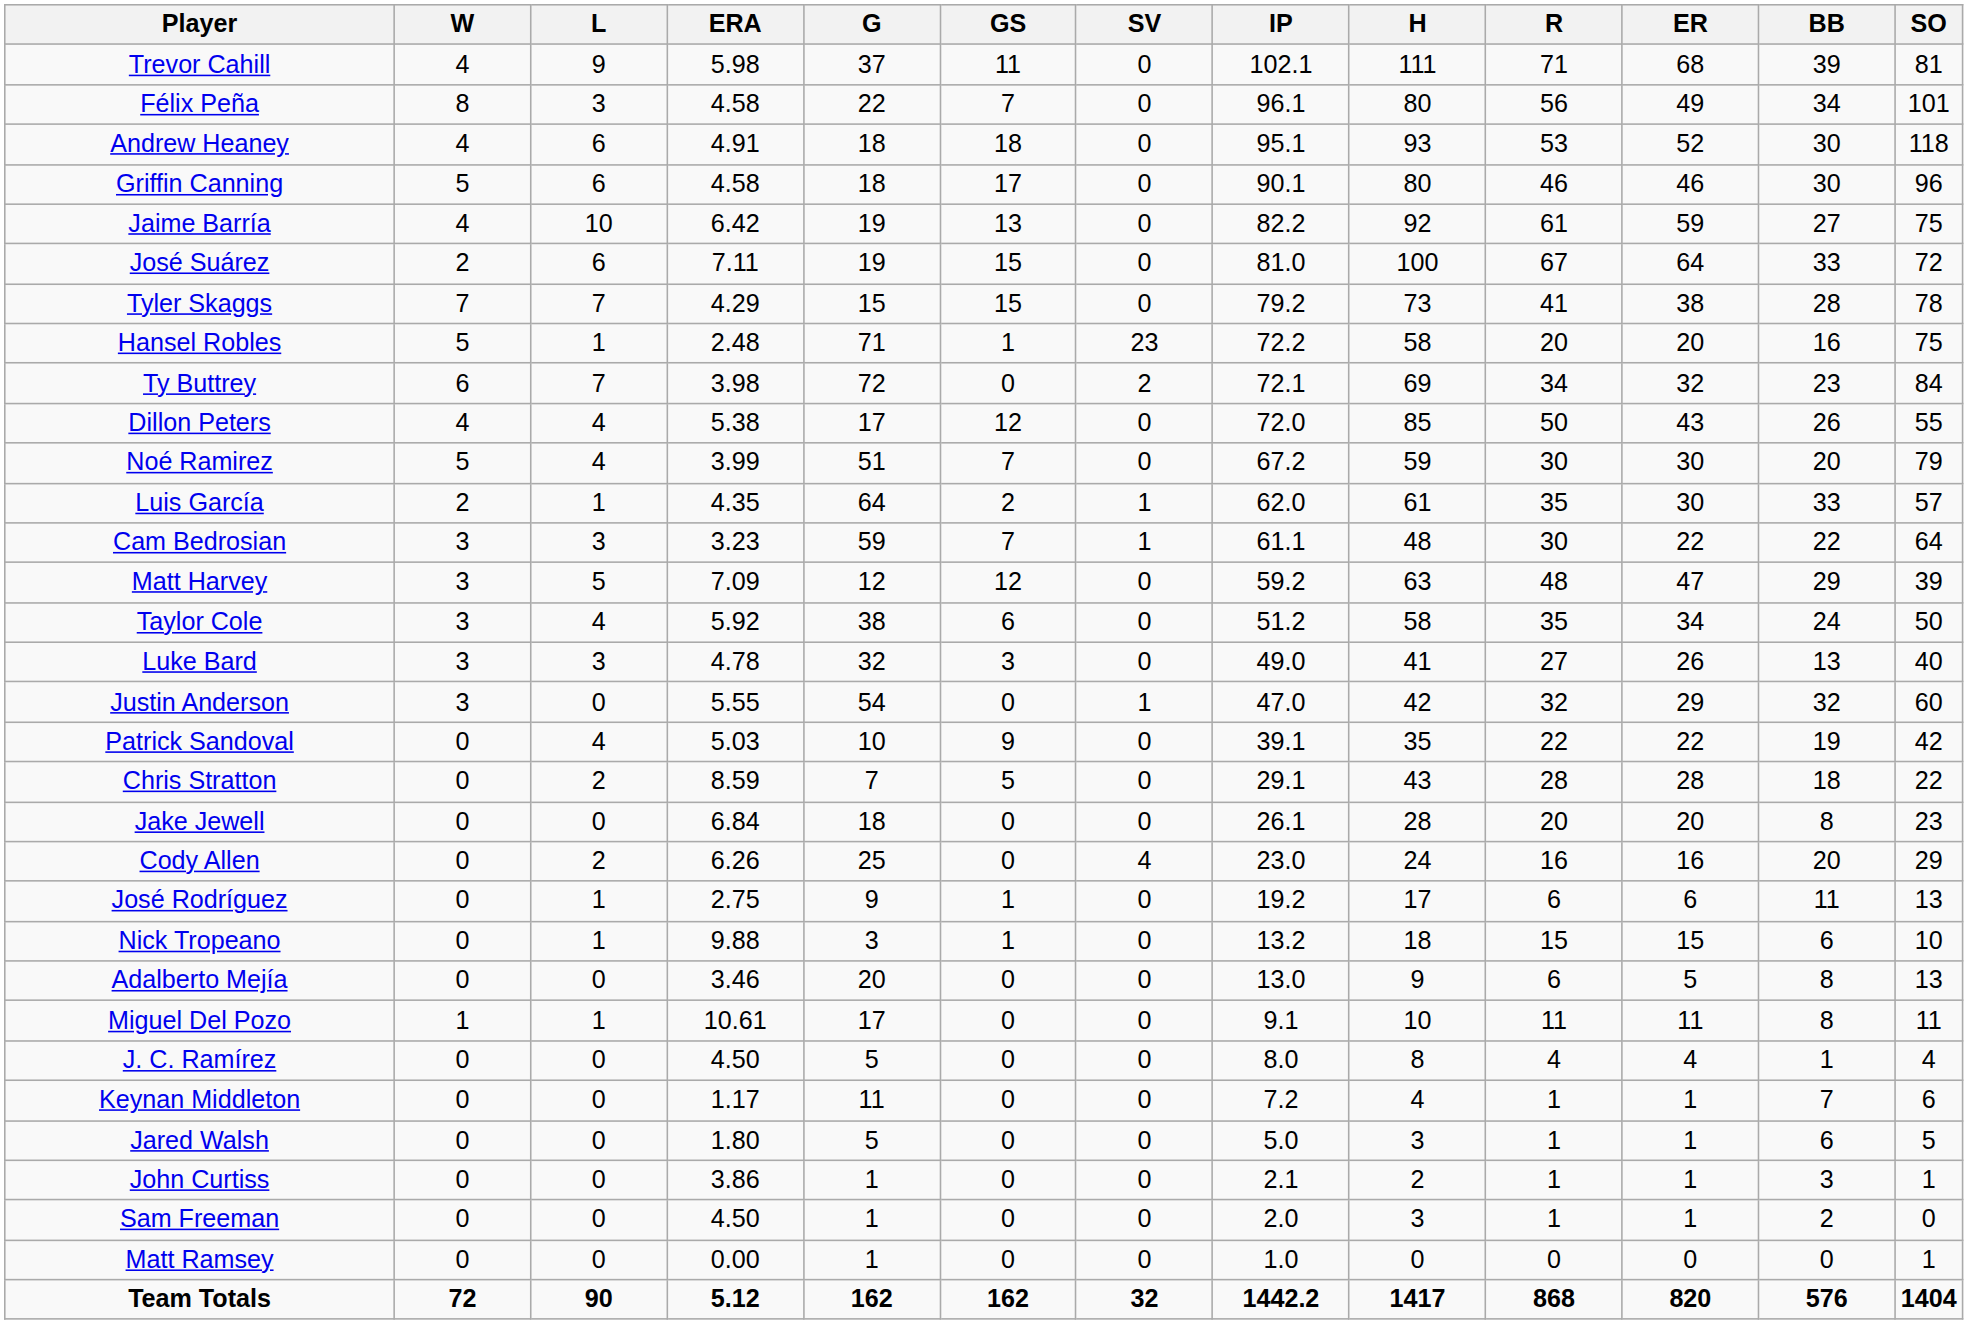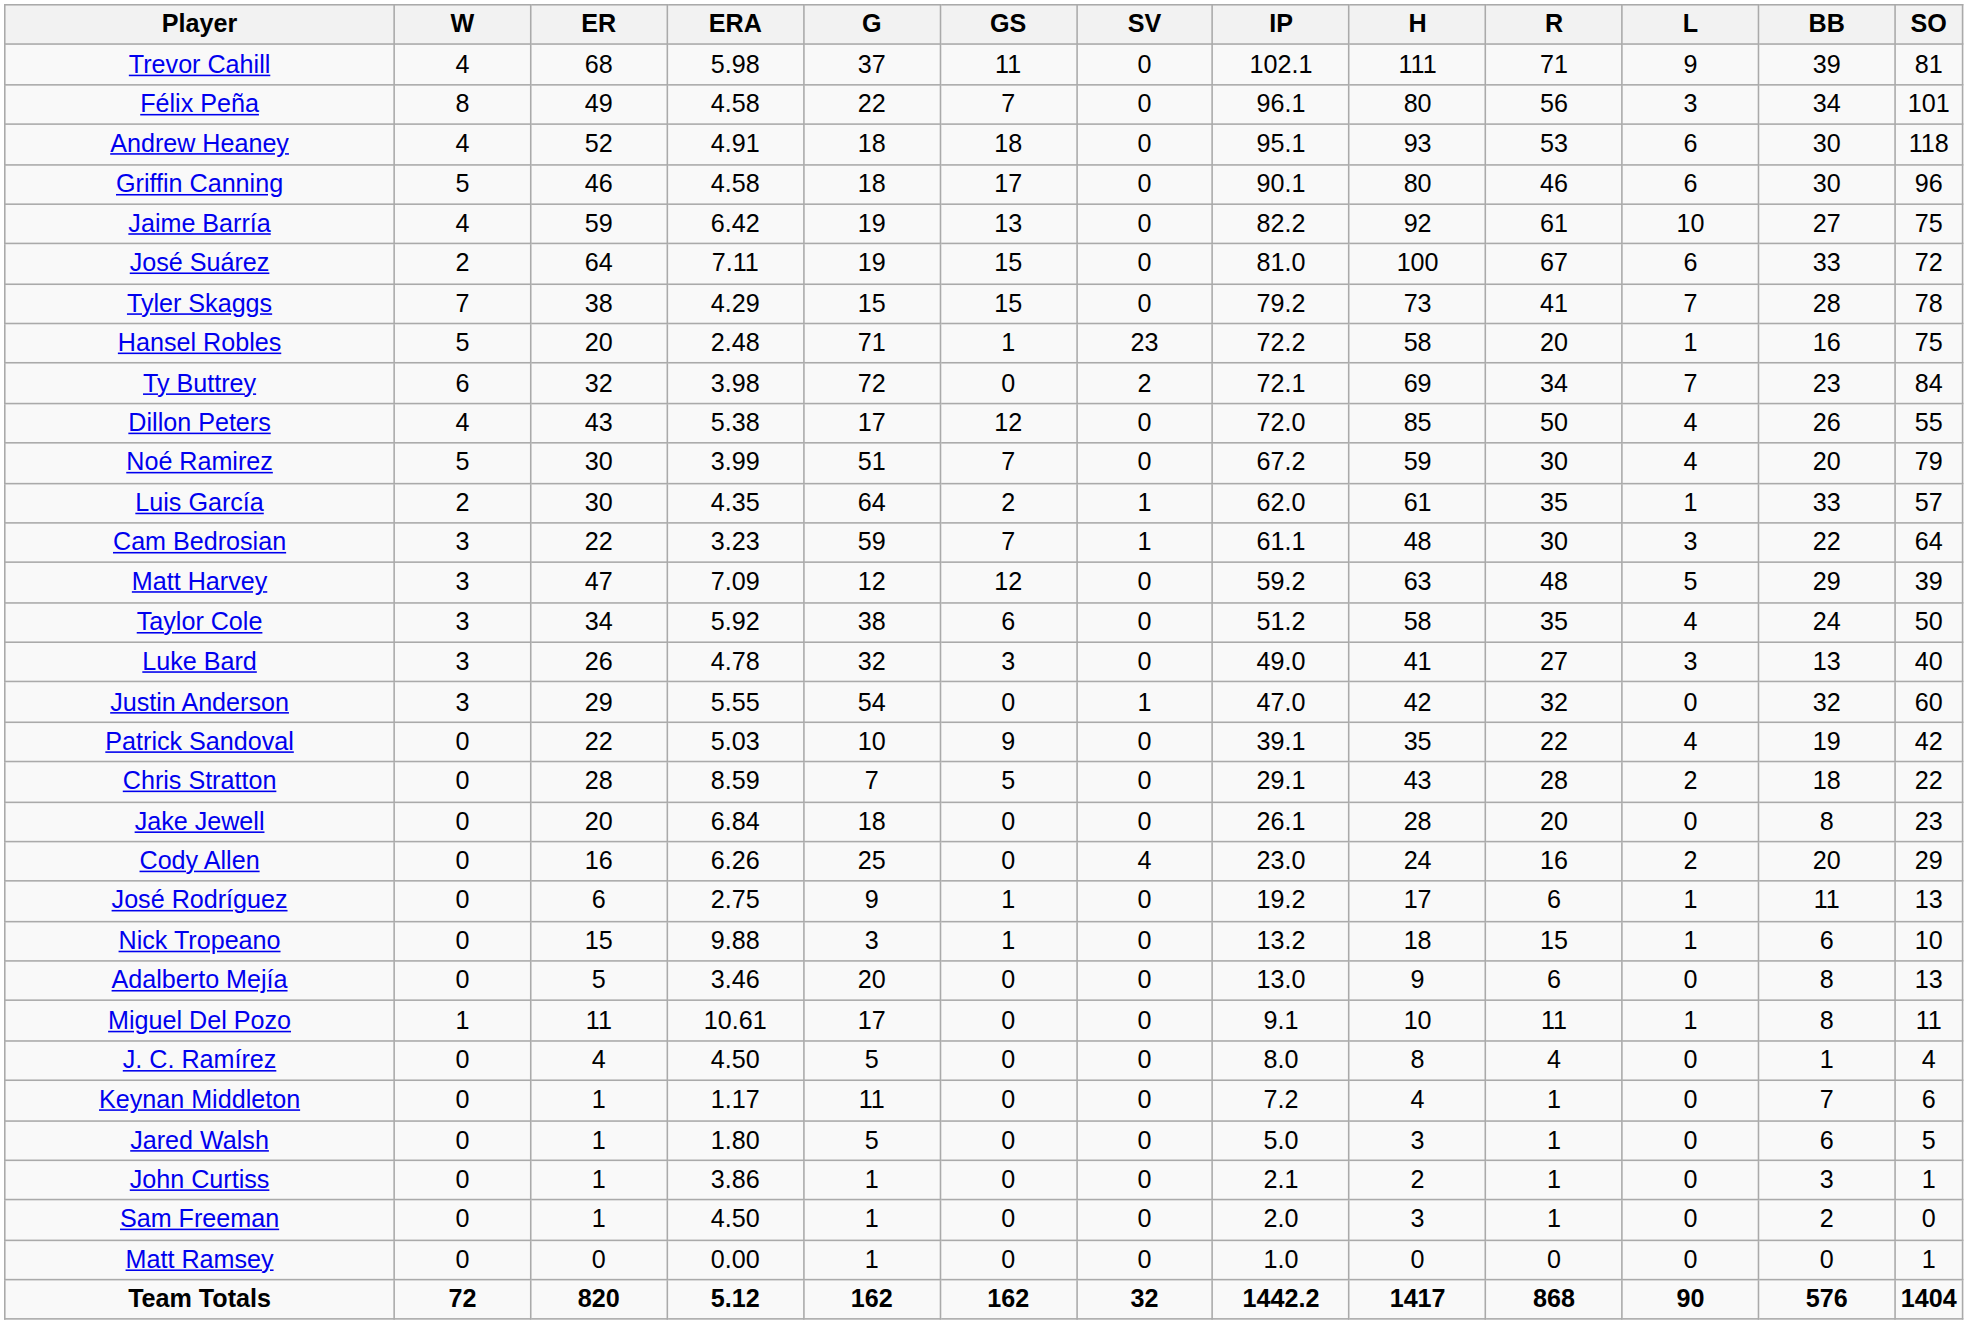columns swapped: (599, 24) <-> (1690, 24)
